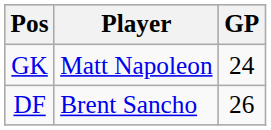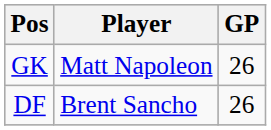(242, 64) 24 -> (242, 64) 26
